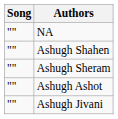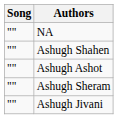rows swapped: (69, 86) <-> (74, 68)
